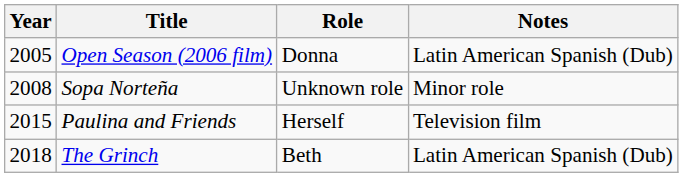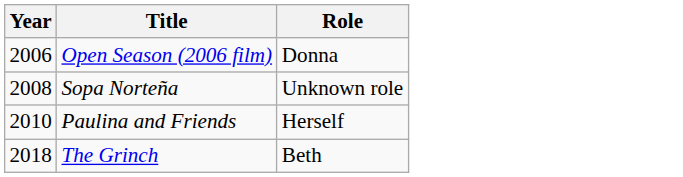- column: (543, 21)
(31, 54) 2005 -> (31, 54) 2006
(31, 121) 2015 -> (31, 121) 2010
